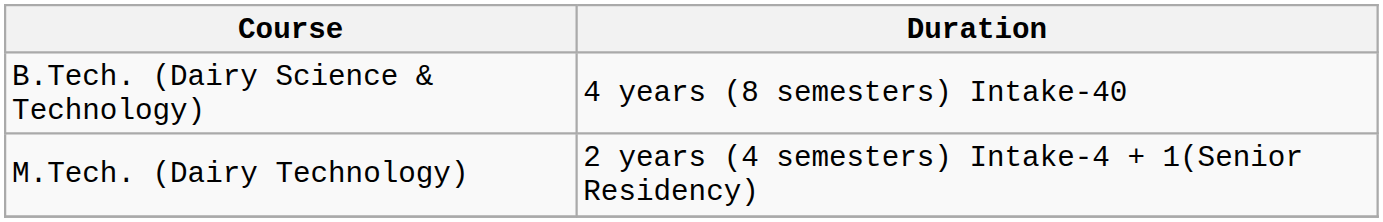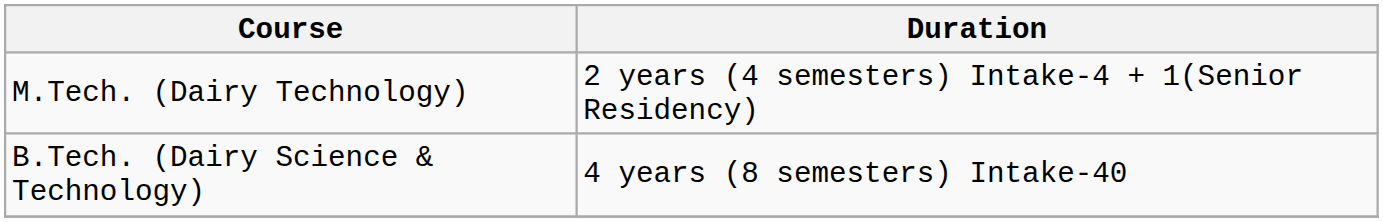rows swapped: (223, 94) <-> (240, 175)
